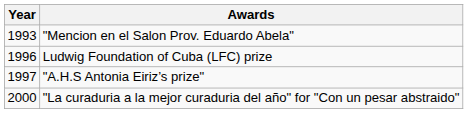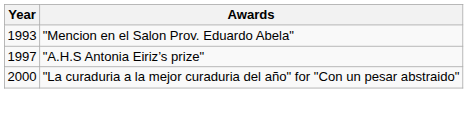- row: (158, 56)
